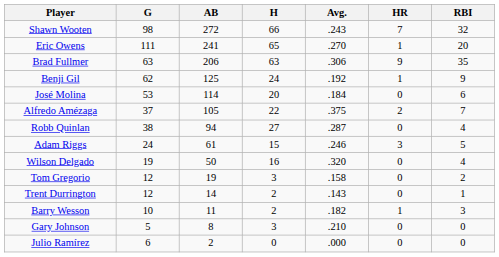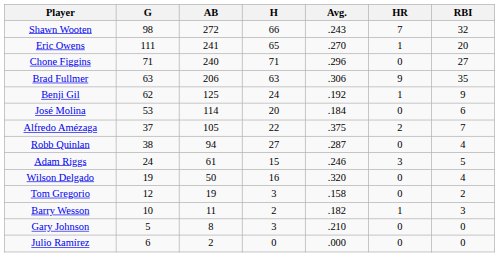+ row: (60, 62)
- row: (60, 194)
